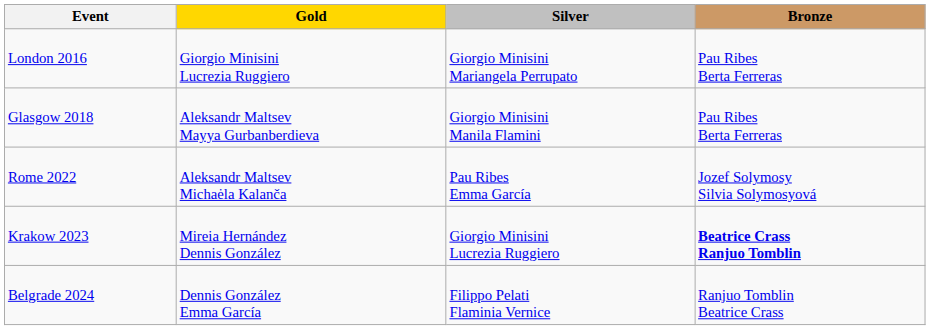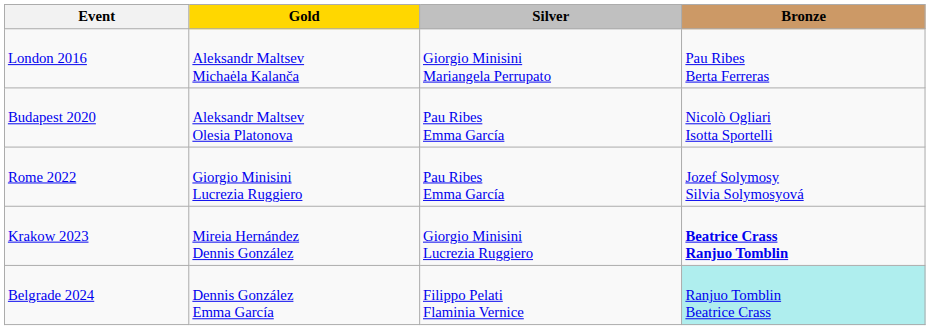(235, 67) Giorgio Minisini Lucrezia Ruggiero -> (248, 67) Aleksandr Maltsev Michaėla Kalanča
- row: (51, 117)
+ row: (52, 117)
(236, 185) Aleksandr Maltsev Michaėla Kalanča -> (247, 185) Giorgio Minisini Lucrezia Ruggiero
(746, 304) no background -> (733, 304) paleturquoise background
